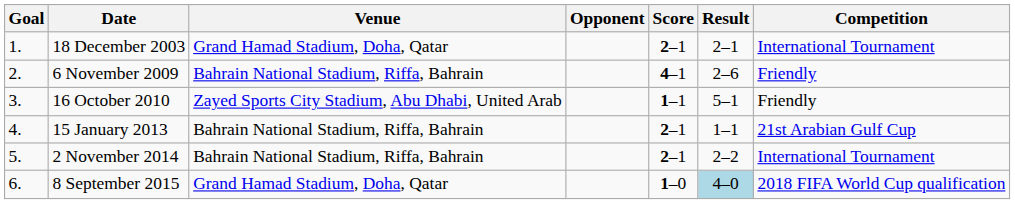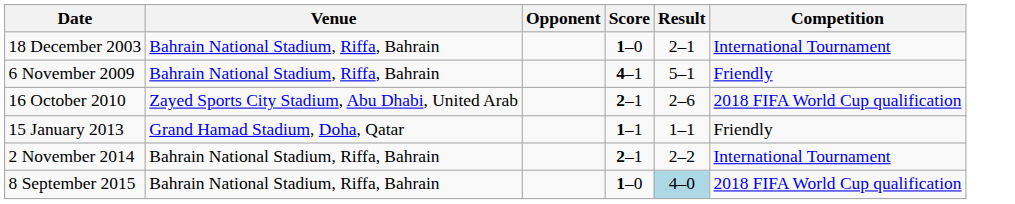- column: (26, 18)
(321, 45) Grand Hamad Stadium, Doha, Qatar -> (294, 45) Bahrain National Stadium, Riffa, Bahrain
(673, 45) 2–1 -> (629, 45) 1–0
(726, 73) 2–6 -> (682, 73) 5–1
(673, 101) 1–1 -> (629, 101) 2–1
(726, 101) 5–1 -> (682, 101) 2–6
(787, 101) Friendly -> (838, 101) 2018 FIFA World Cup qualification
(338, 128) Bahrain National Stadium, Riffa, Bahrain -> (277, 128) Grand Hamad Stadium, Doha, Qatar
(673, 128) 2–1 -> (629, 128) 1–1
(837, 128) 21st Arabian Gulf Cup -> (743, 128) Friendly
(321, 184) Grand Hamad Stadium, Doha, Qatar -> (294, 184) Bahrain National Stadium, Riffa, Bahrain
